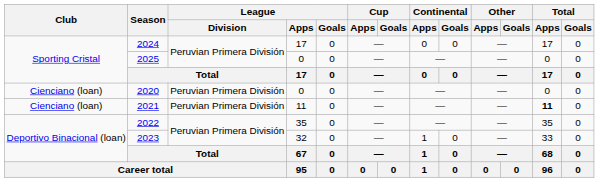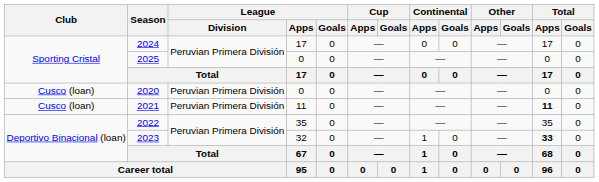(66, 91) Cienciano (loan) -> (66, 91) Cusco (loan)
(66, 106) Cienciano (loan) -> (66, 106) Cusco (loan)
(547, 138) normal -> (547, 138) bold
